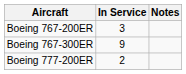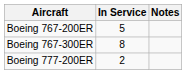(122, 28) 3 -> (122, 28) 5
(122, 45) 9 -> (122, 45) 8
